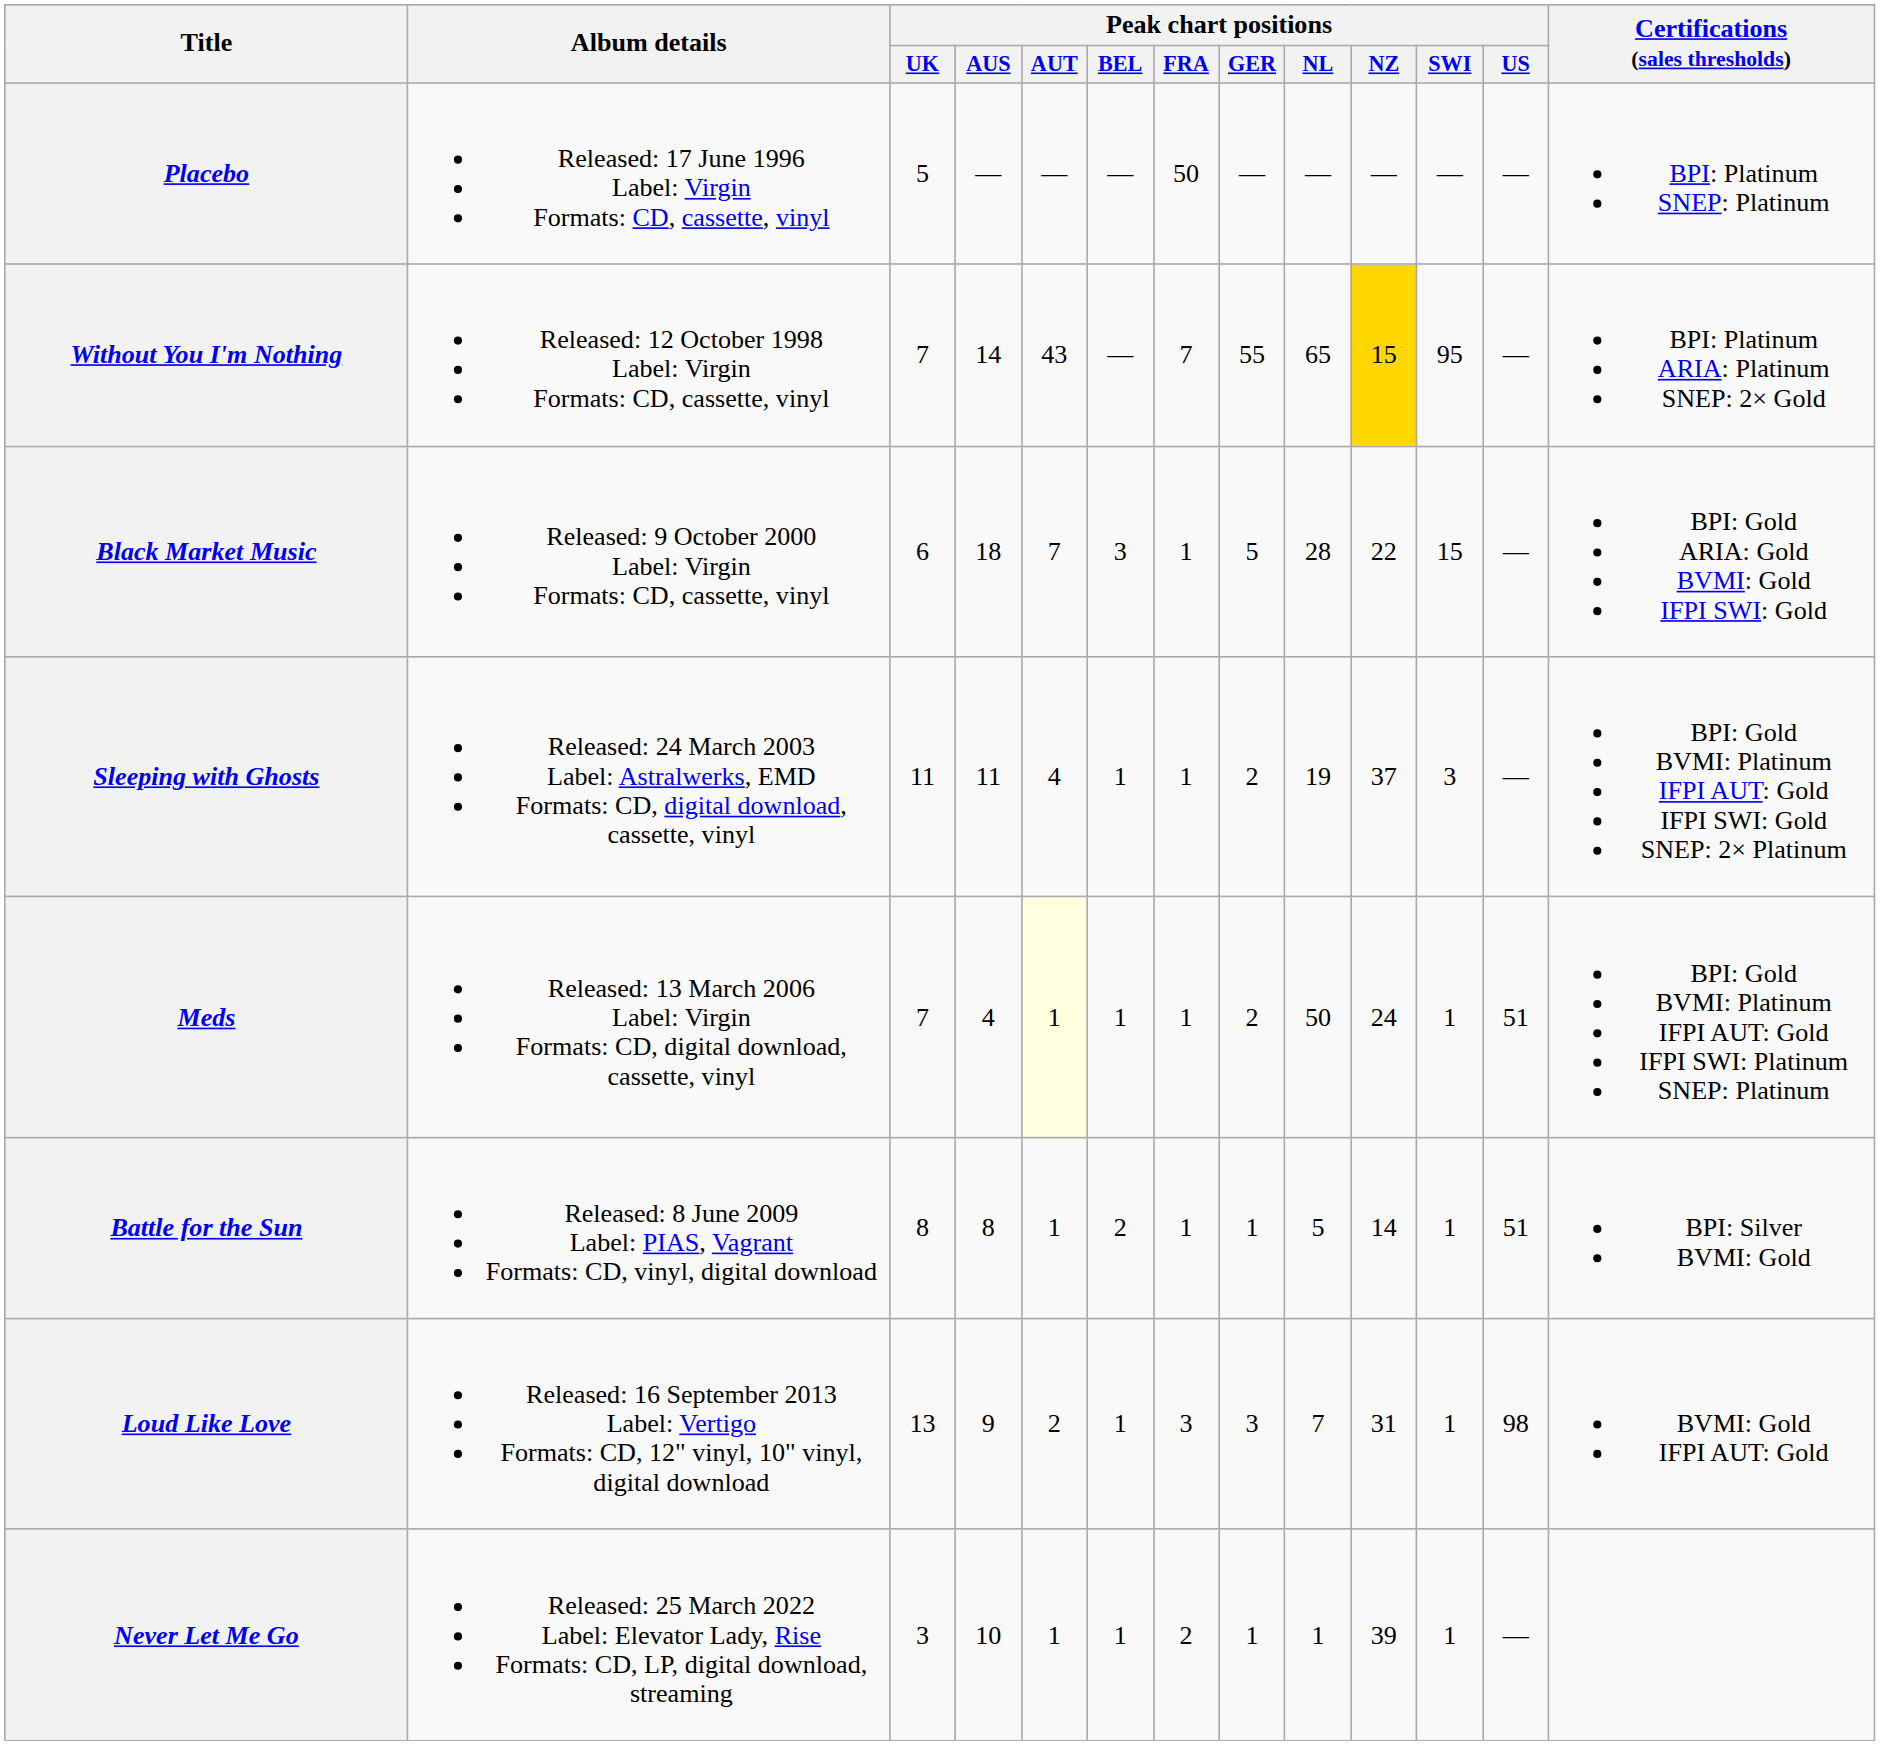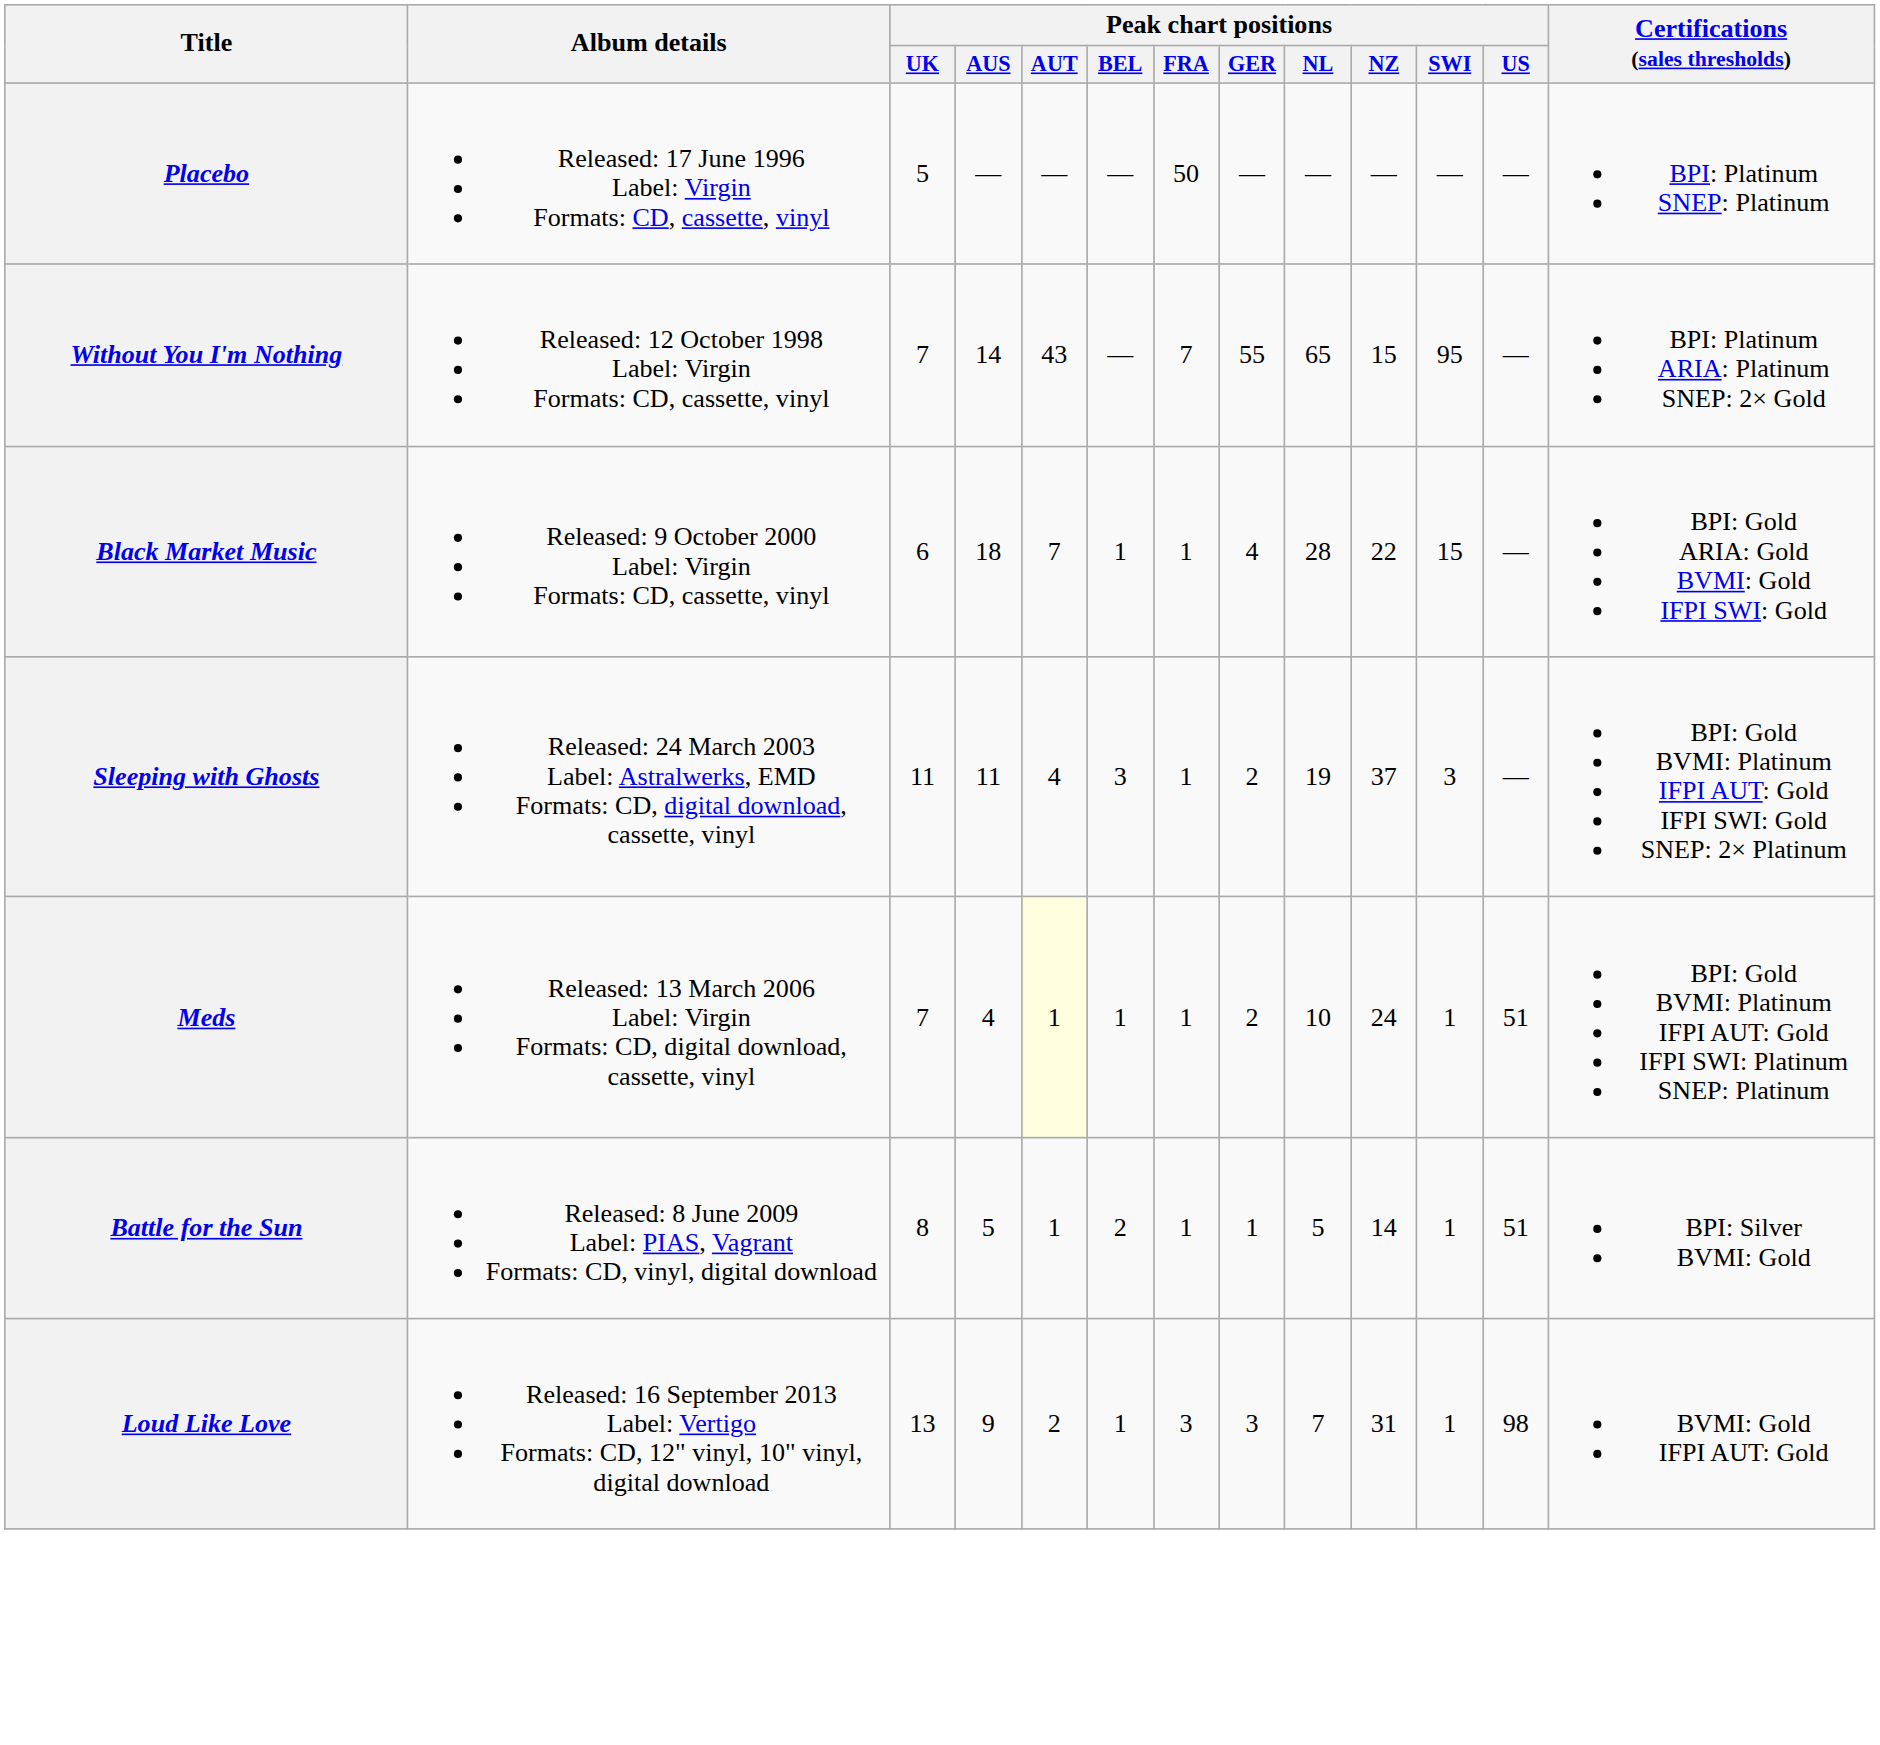(1384, 354) gold background -> (1384, 354) no background
(1120, 550) 3 -> (1120, 550) 1
(1252, 550) 5 -> (1252, 550) 4
(1120, 776) 1 -> (1120, 776) 3
(1318, 1016) 50 -> (1318, 1016) 10
(988, 1227) 8 -> (988, 1227) 5
- row: (206, 1634)
